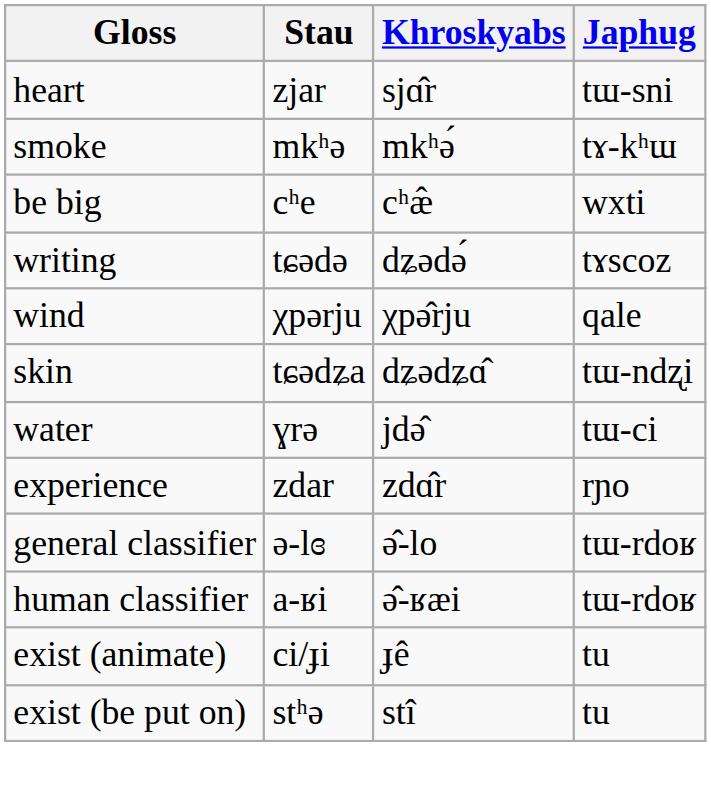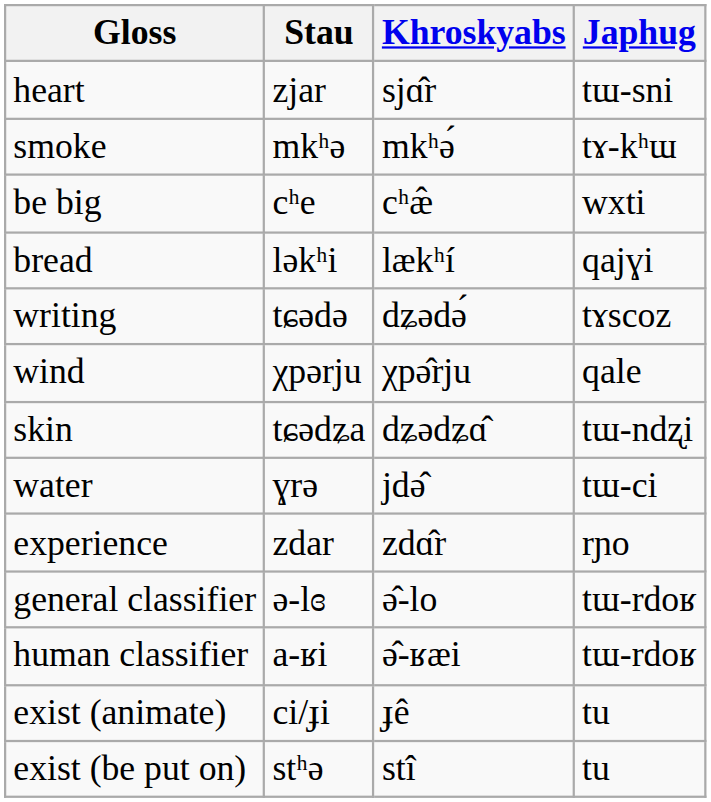+ row: (53, 259)
